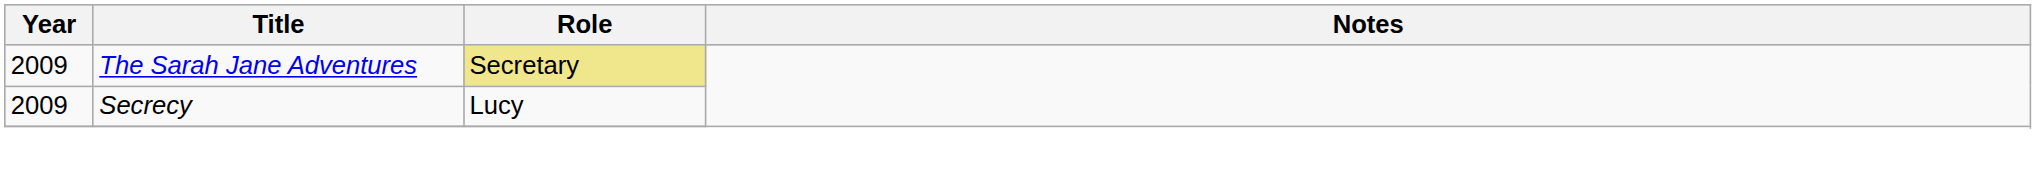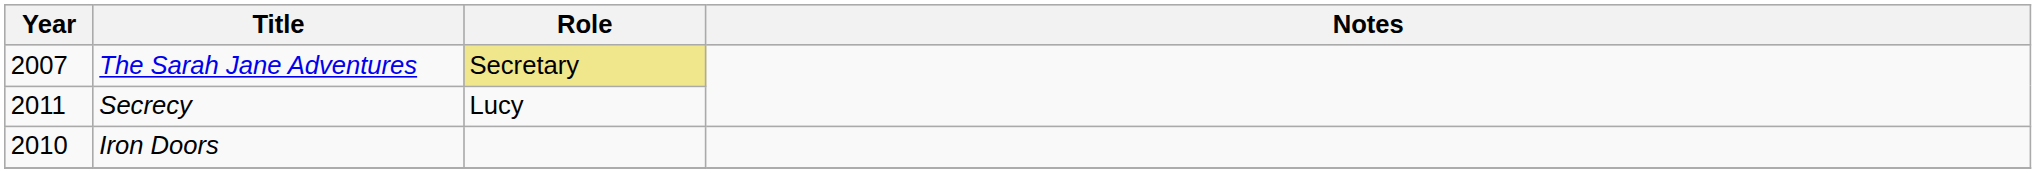(39, 65) 2009 -> (39, 65) 2007
(39, 106) 2009 -> (38, 106) 2011
+ row: (159, 146)
